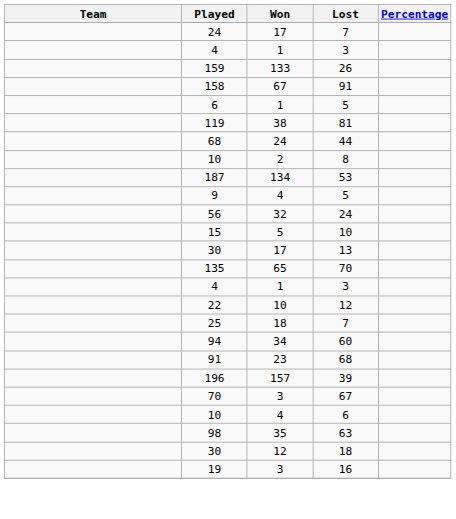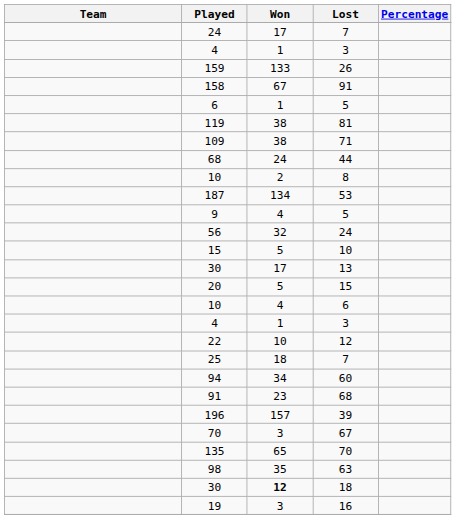+ row: (215, 141)
+ row: (215, 287)
rows swapped: (215, 269) <-> (215, 414)
(280, 451) normal -> (280, 487) bold
